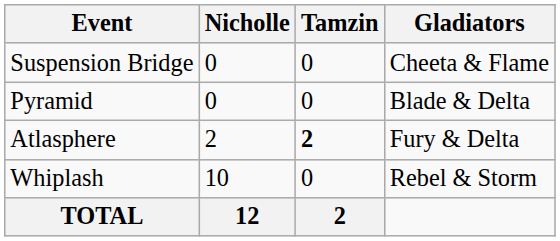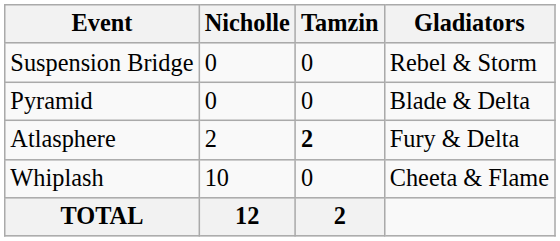(469, 62) Cheeta & Flame -> (463, 62) Rebel & Storm
(463, 178) Rebel & Storm -> (469, 178) Cheeta & Flame
